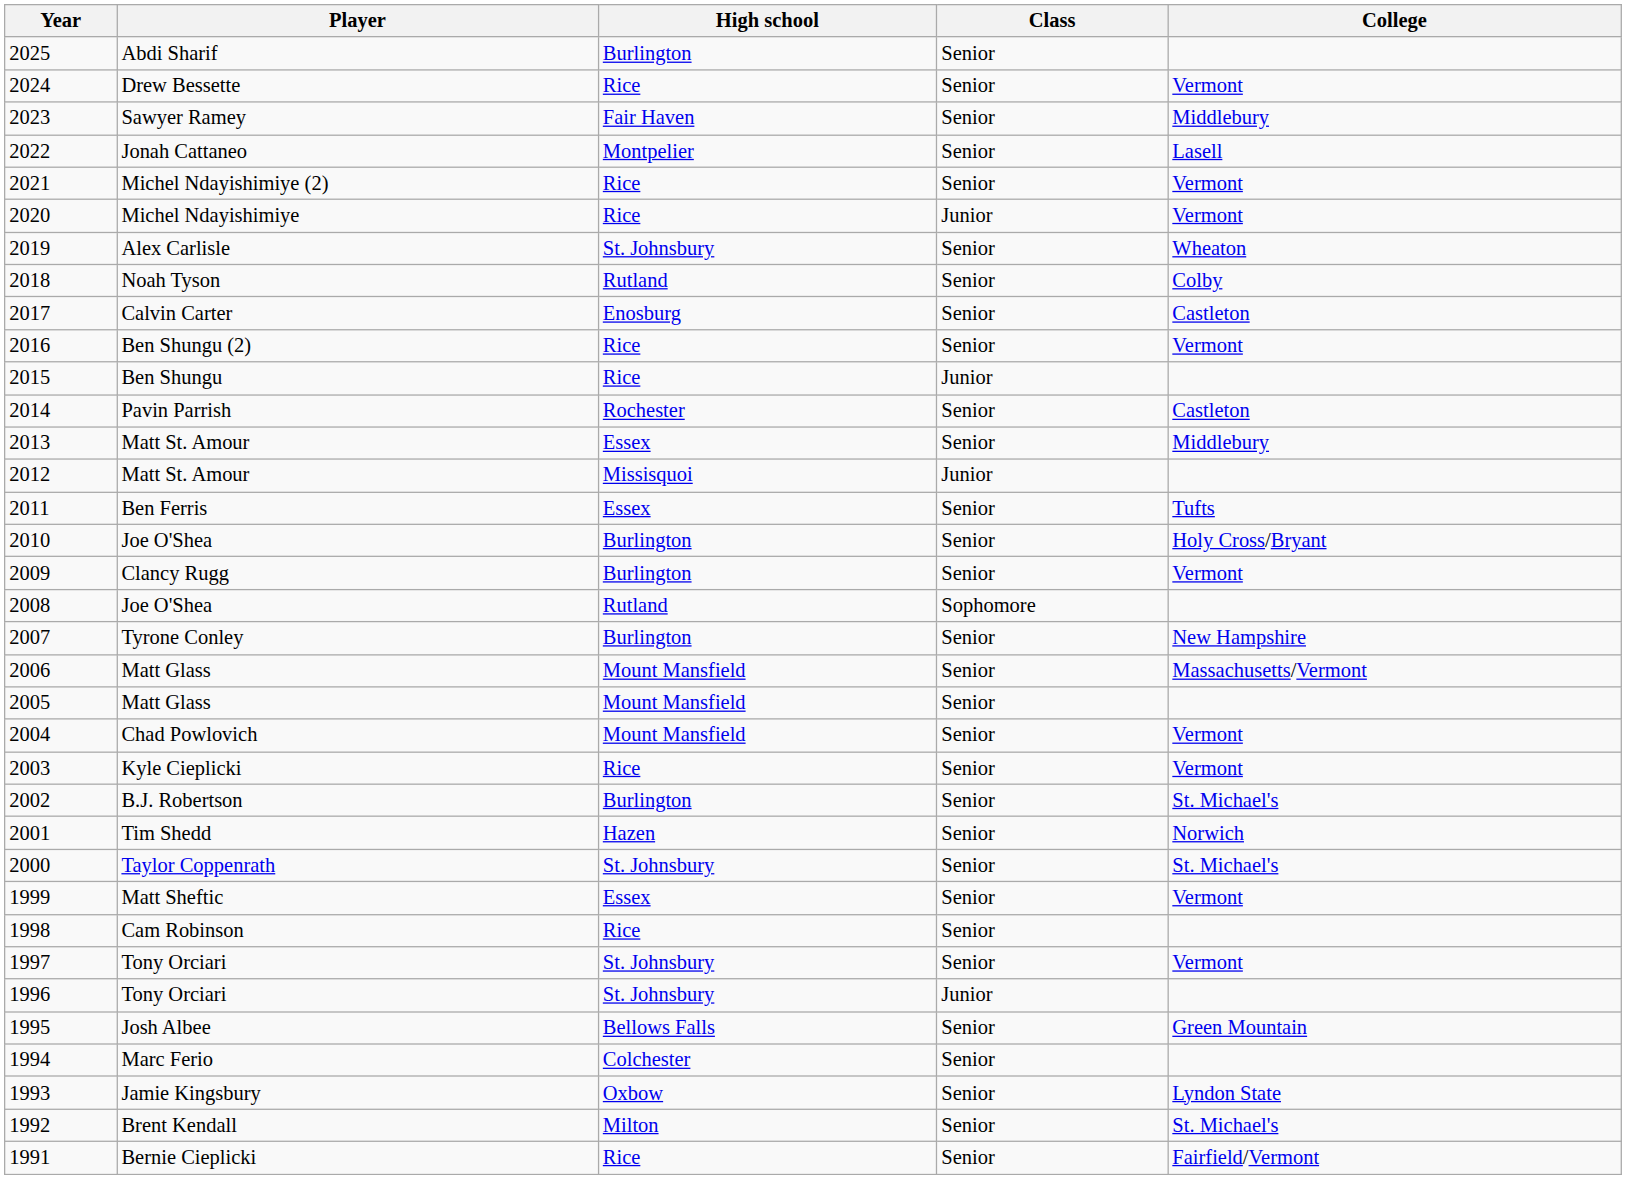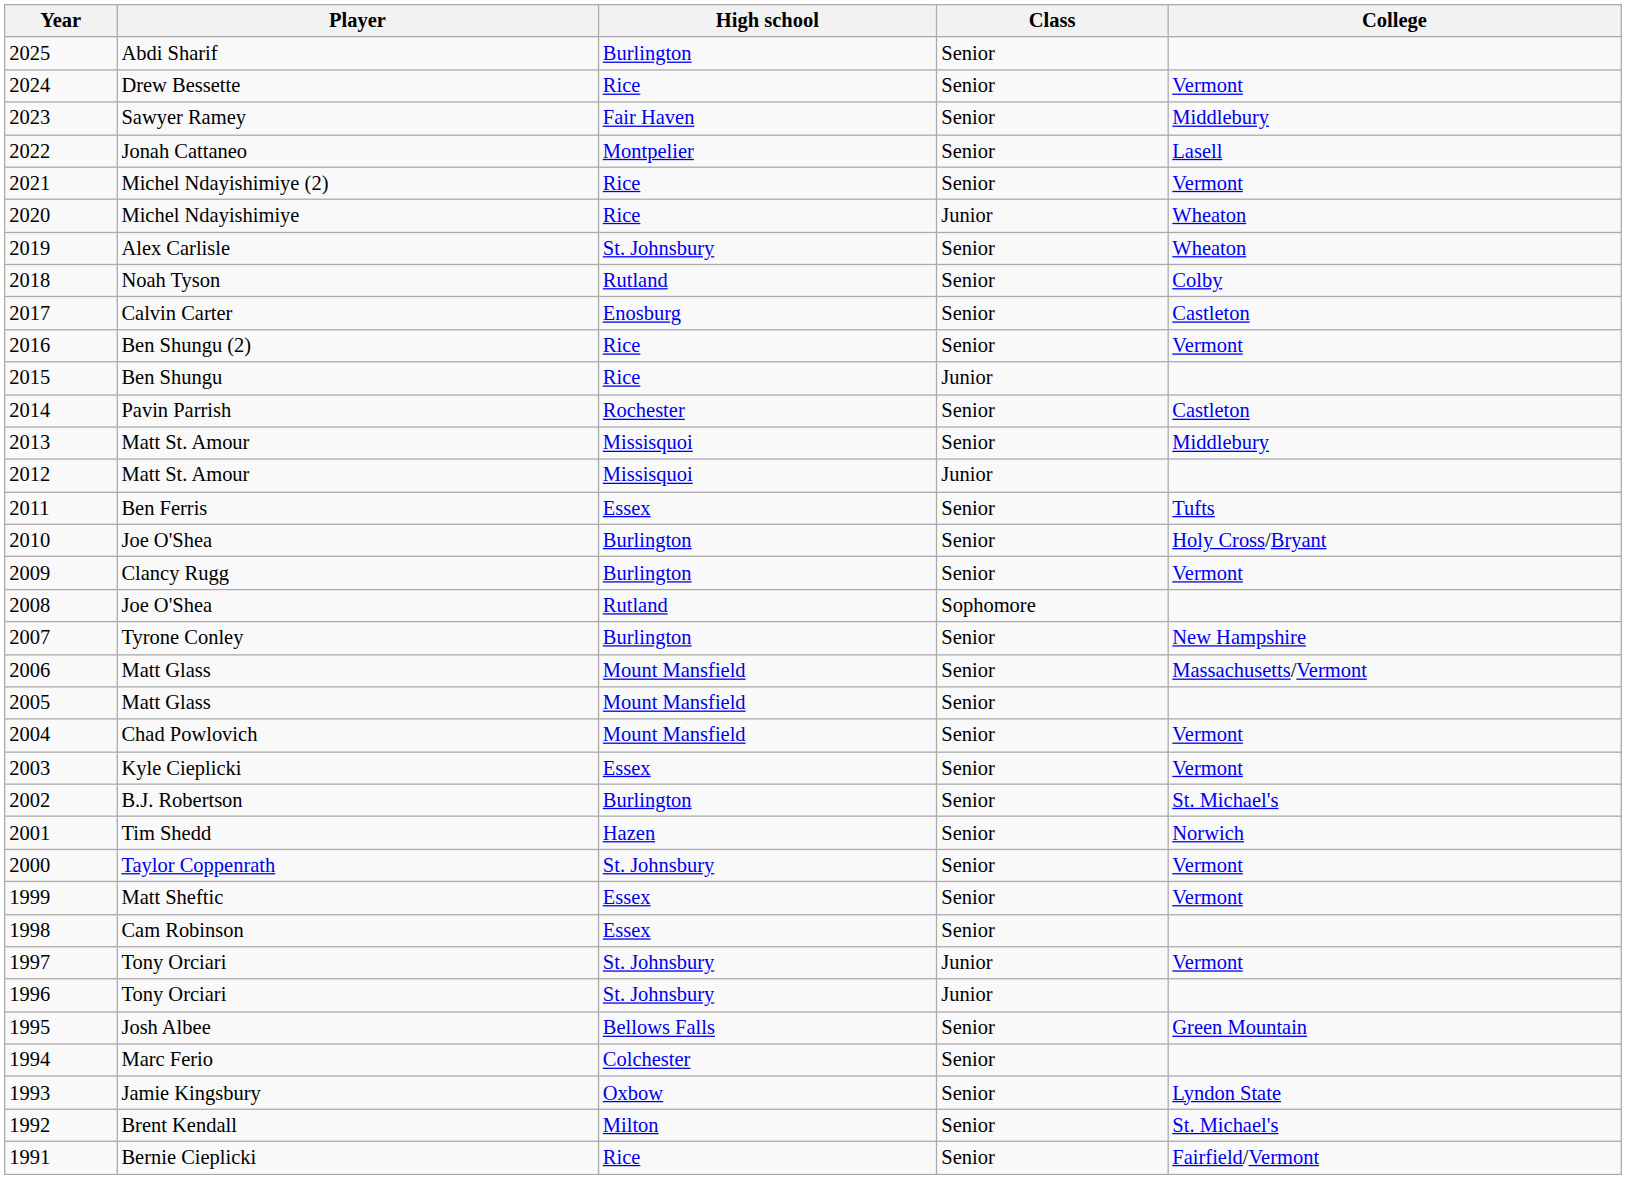(1208, 215) Vermont -> (1209, 215) Wheaton
(627, 442) Essex -> (648, 442) Missisquoi
(622, 767) Rice -> (627, 767) Essex
(1225, 865) St. Michael's -> (1208, 865) Vermont
(622, 930) Rice -> (627, 930) Essex
(968, 962) Senior -> (967, 962) Junior
